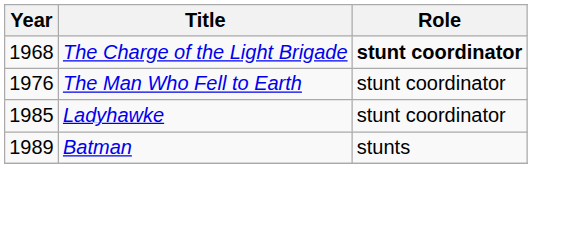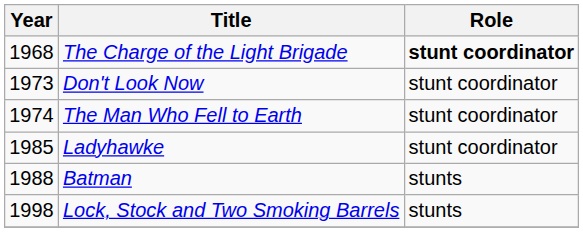+ row: (133, 83)
(31, 83) 1976 -> (31, 115) 1974
(31, 147) 1989 -> (31, 178) 1988
+ row: (231, 210)
